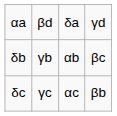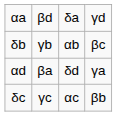+ row: (18, 71)
